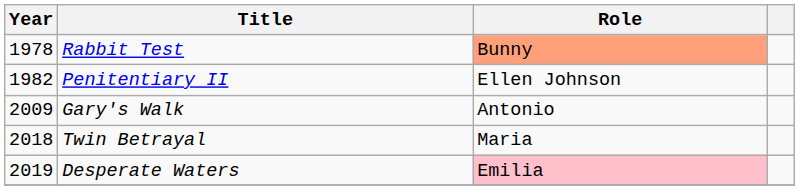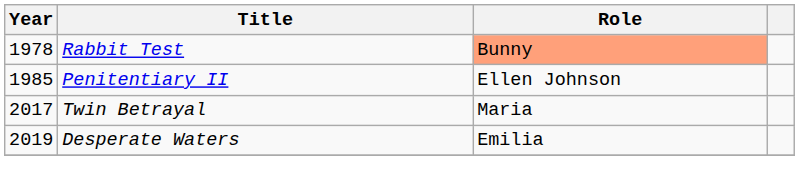(31, 80) 1982 -> (31, 80) 1985
- row: (123, 110)
(31, 140) 2018 -> (31, 110) 2017
(510, 170) pink background -> (510, 140) no background
